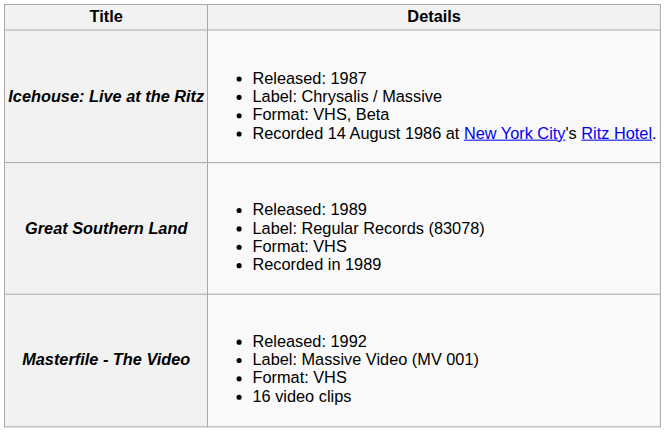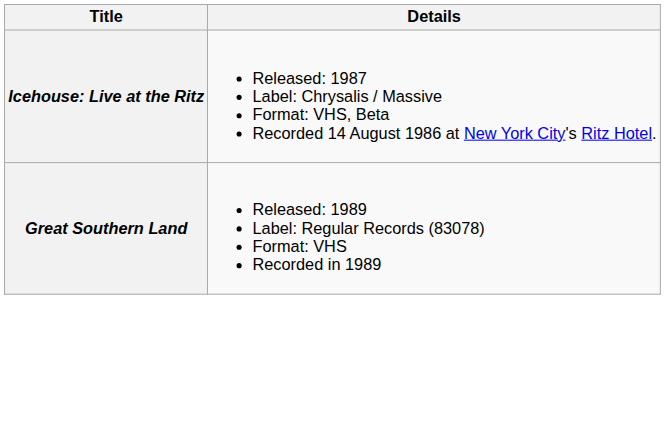- row: (106, 360)
